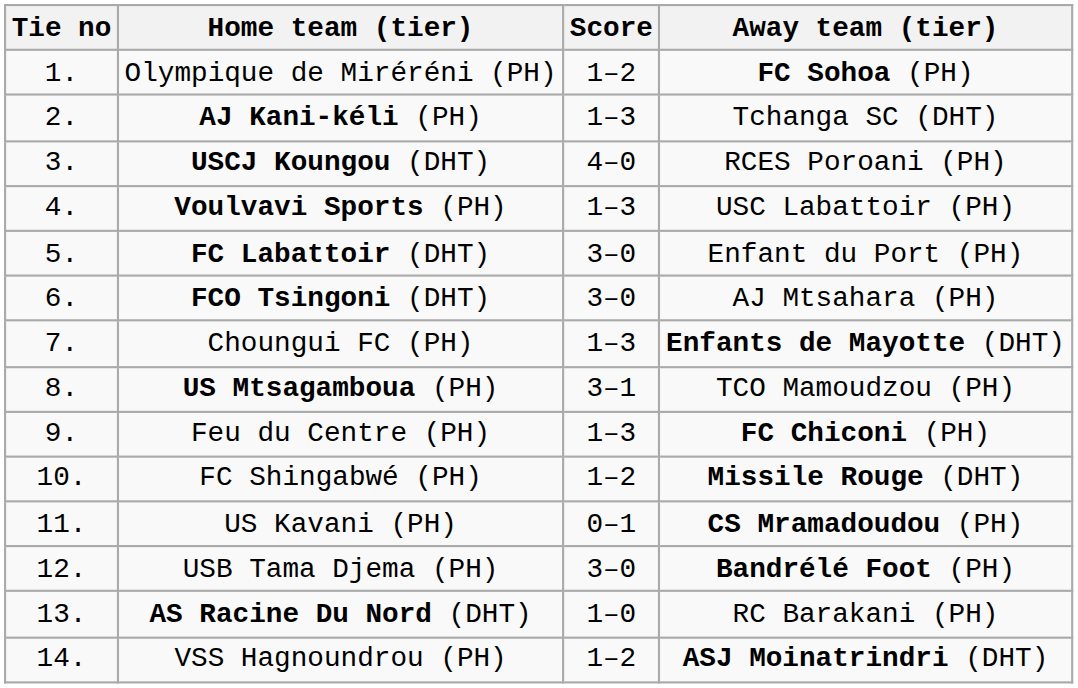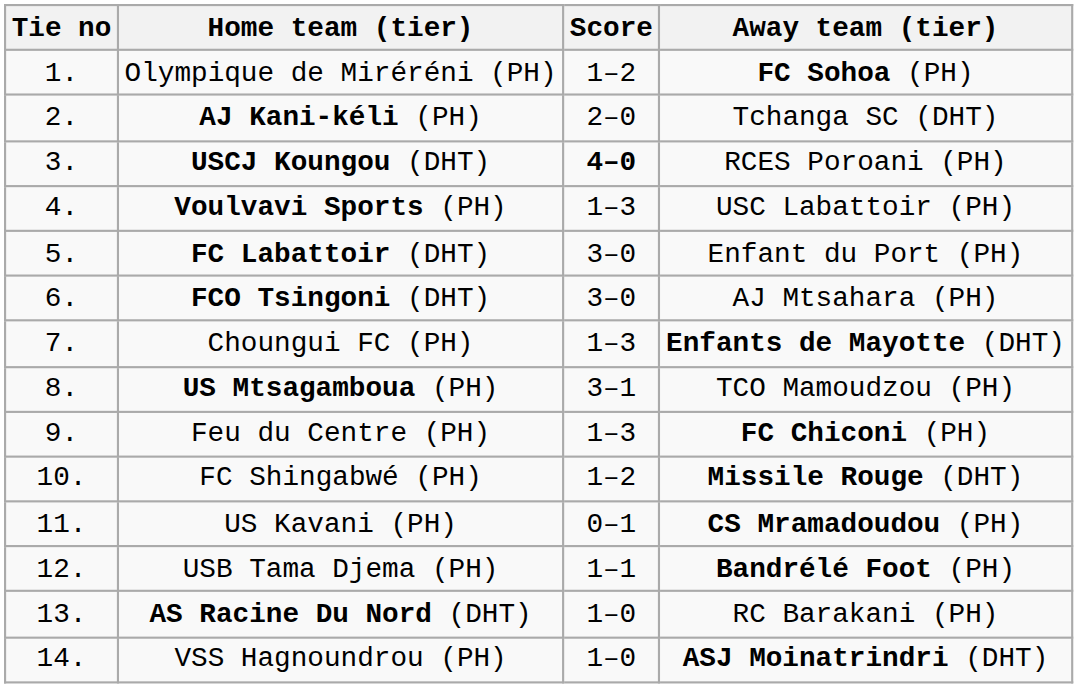(611, 118) 1–3 -> (611, 118) 2–0
(611, 163) normal -> (611, 163) bold
(611, 569) 3–0 -> (611, 569) 1–1
(611, 659) 1–2 -> (611, 659) 1–0
